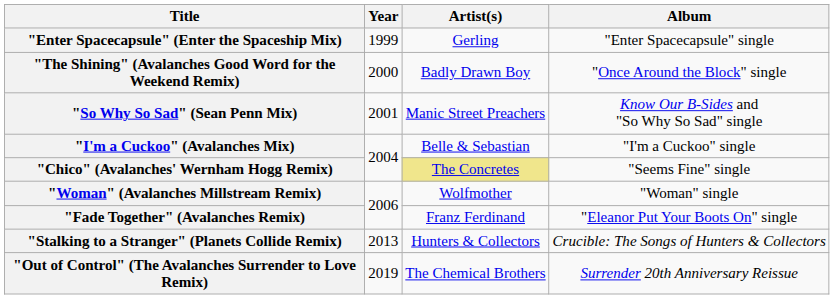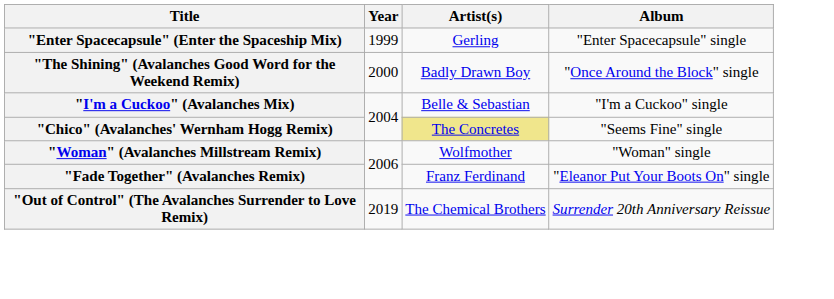- row: (185, 113)
- row: (185, 241)
